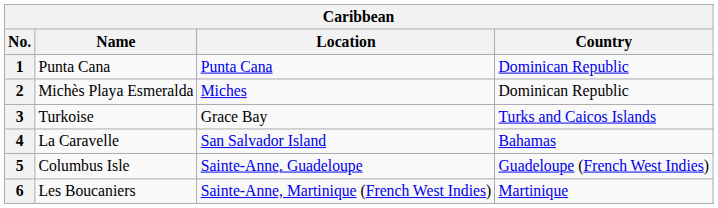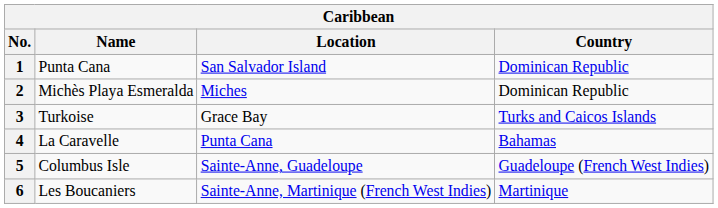(237, 66) Punta Cana -> (263, 66) San Salvador Island
(263, 141) San Salvador Island -> (237, 141) Punta Cana
